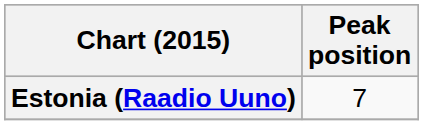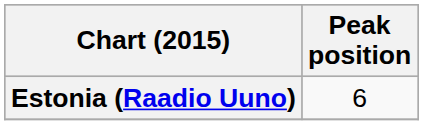(360, 97) 7 -> (360, 97) 6
